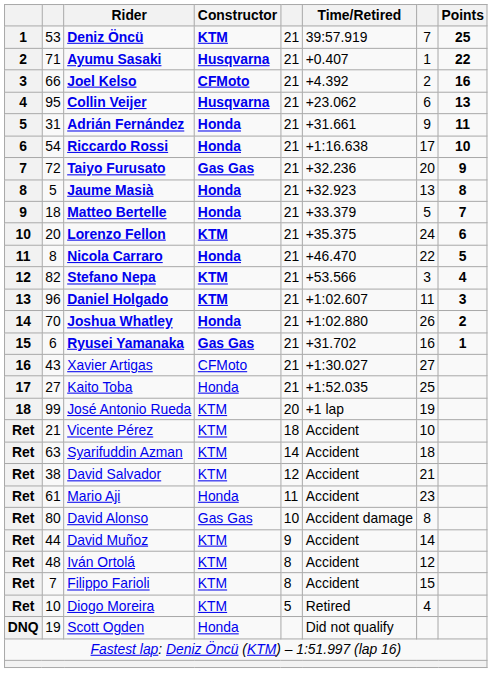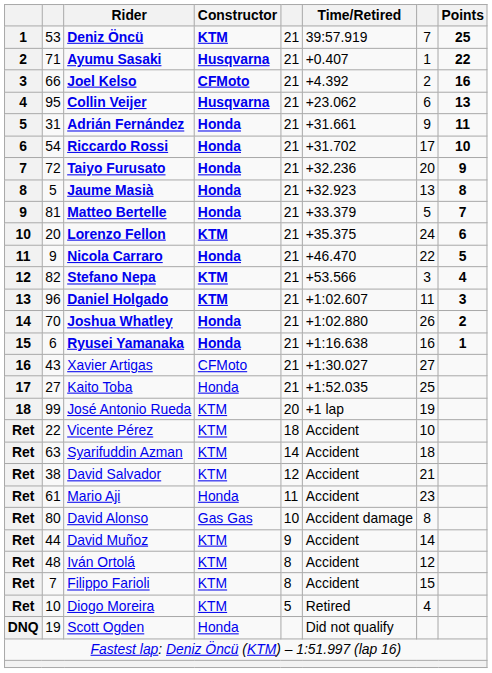(337, 146) +1:16.638 -> (331, 146) +31.702
(226, 168) Gas Gas -> (219, 168) Honda
(53, 212) 18 -> (53, 212) 81
(53, 256) 8 -> (53, 256) 9
(226, 343) Gas Gas -> (219, 343) Honda
(331, 343) +31.702 -> (337, 343) +1:16.638
(53, 430) 21 -> (53, 430) 22
